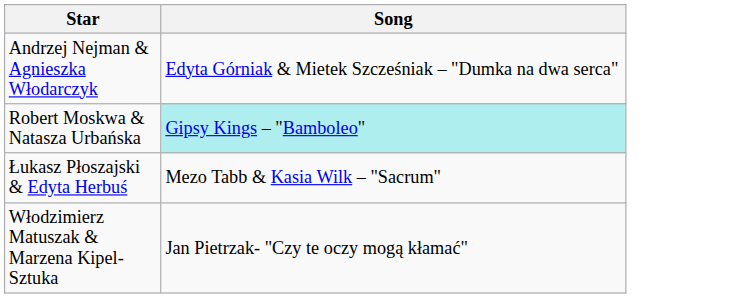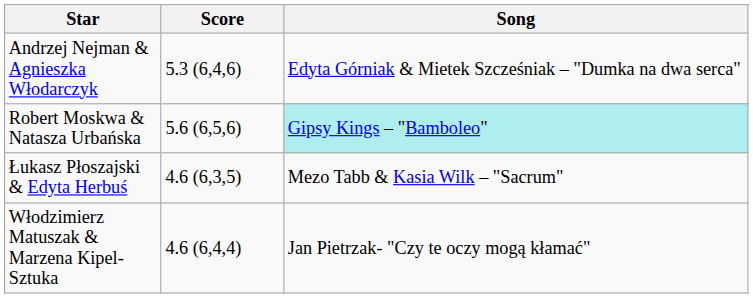+ column: (222, 18)
